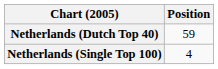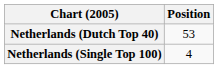(189, 34) 59 -> (189, 34) 53
